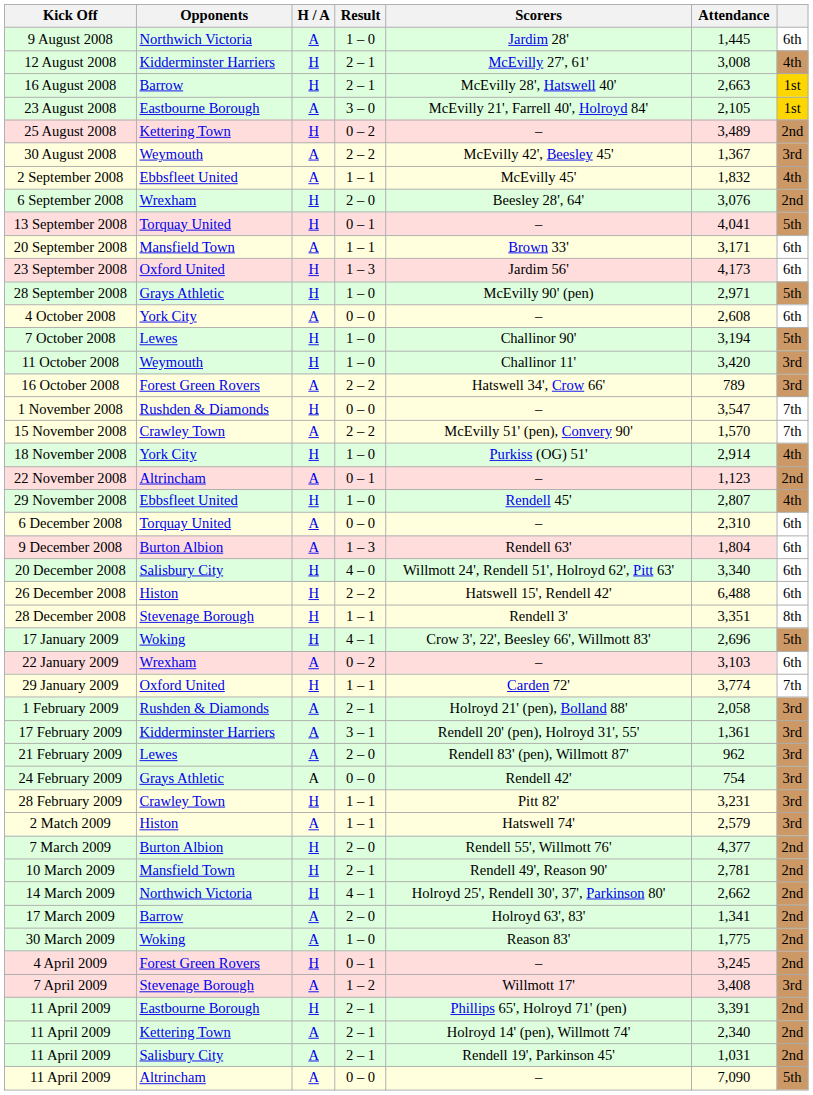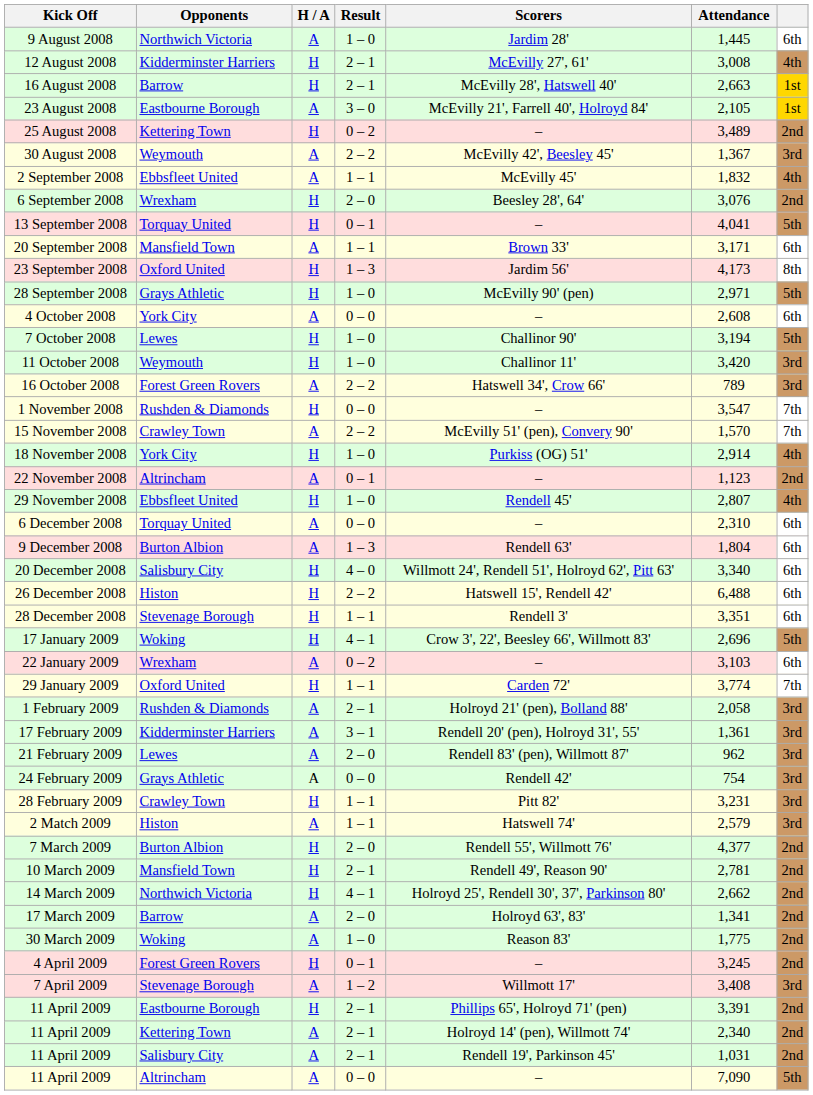(792, 270) 6th -> (792, 270) 8th
(792, 616) 8th -> (792, 616) 6th
